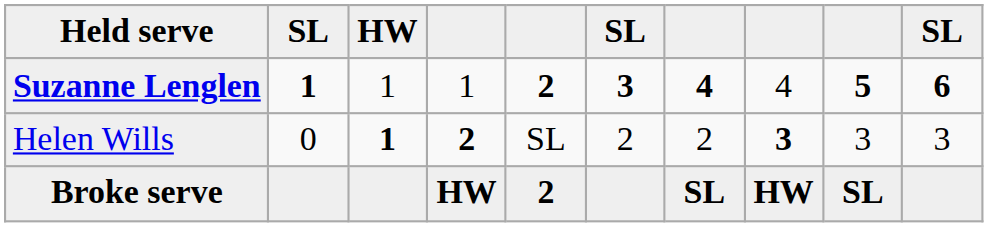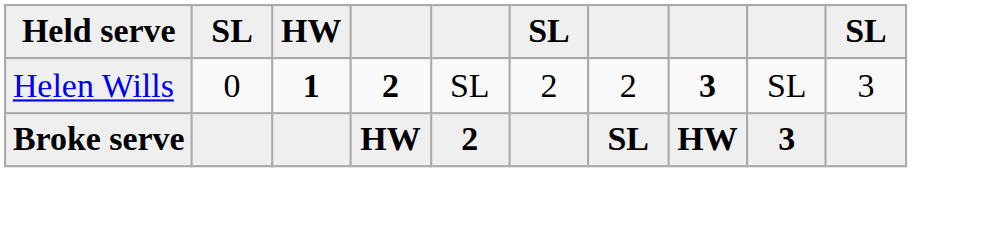- row: (137, 85)
(863, 138) 3 -> (787, 85) SL
(863, 192) SL -> (787, 138) 3
